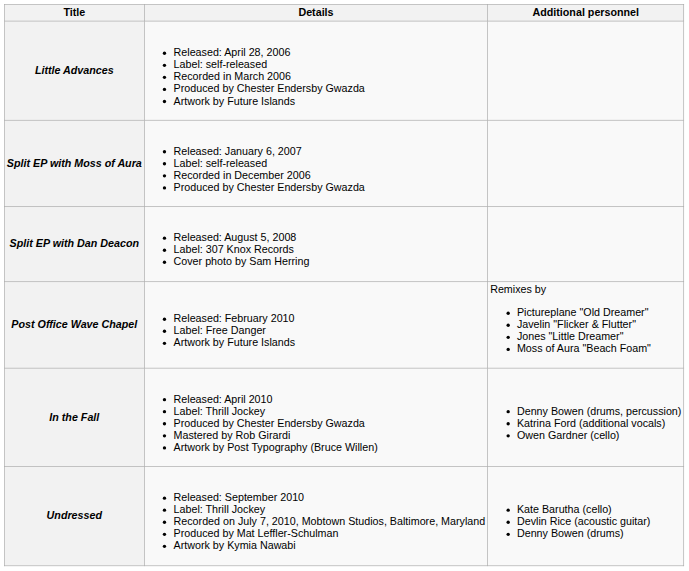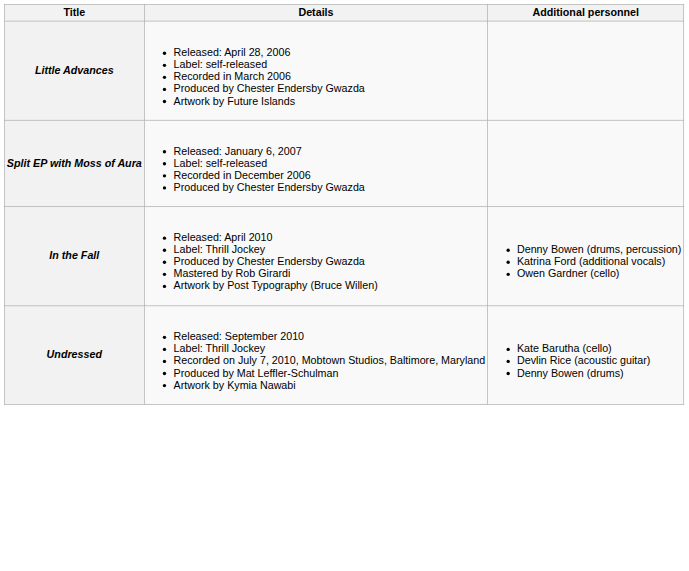- row: (74, 244)
- row: (74, 324)
